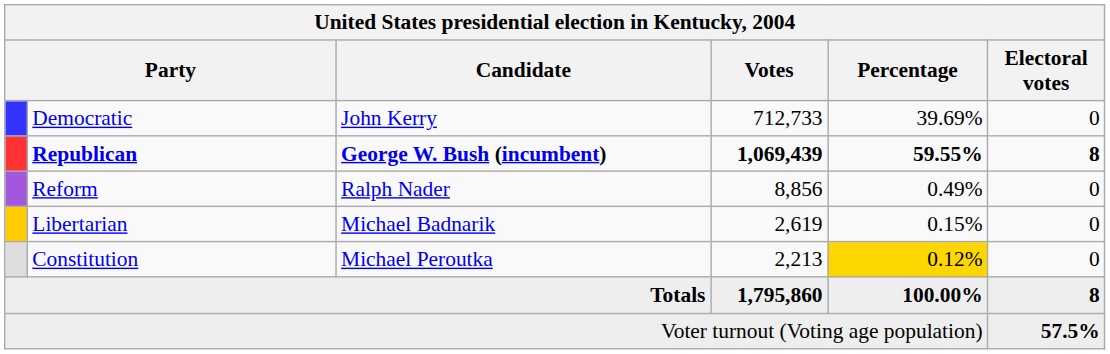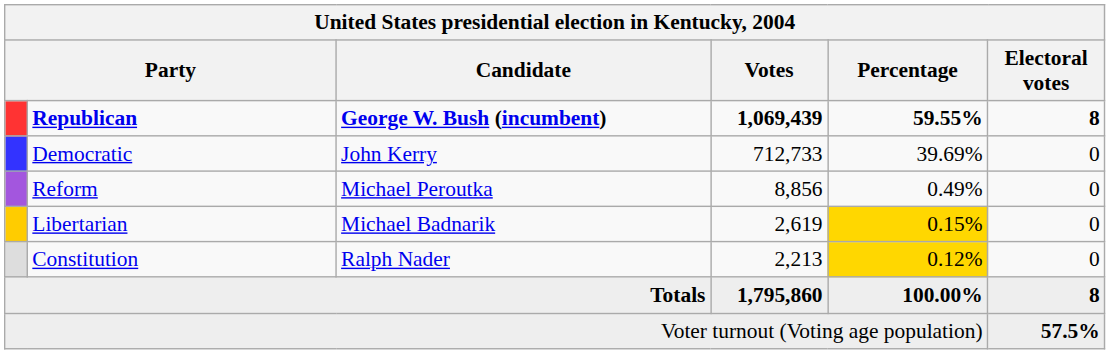rows swapped: (85, 153) <-> (82, 118)
(396, 189) Ralph Nader -> (417, 189) Michael Peroutka
(955, 224) no background -> (955, 224) gold background
(417, 259) Michael Peroutka -> (396, 259) Ralph Nader
